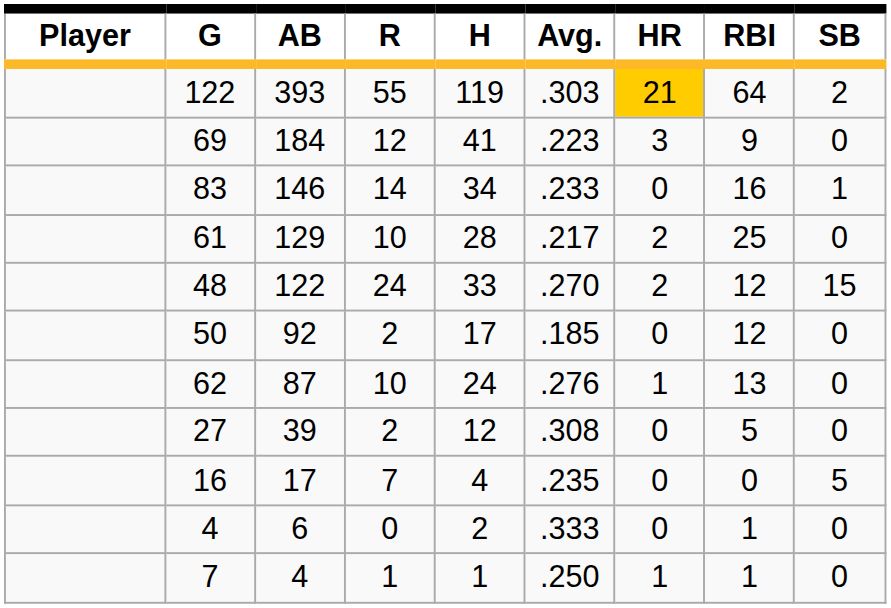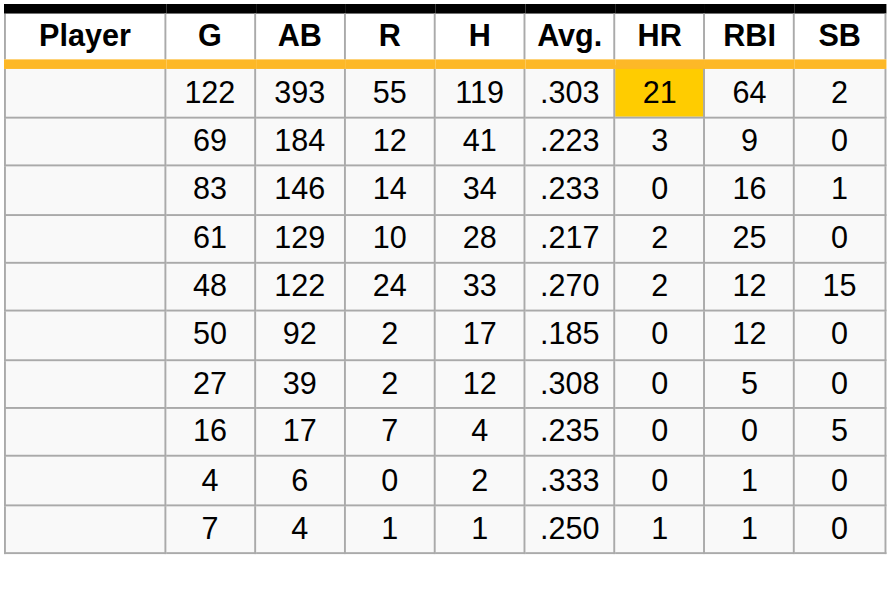- row: (210, 383)
